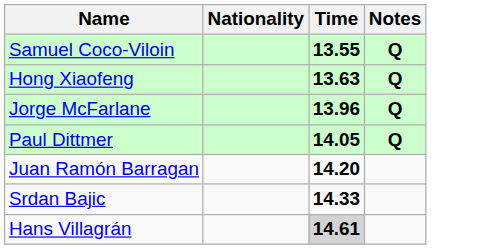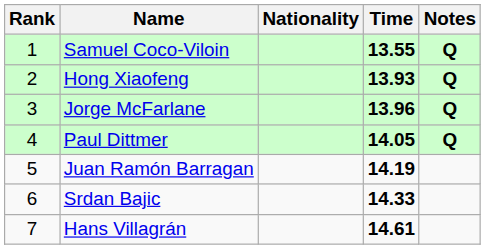+ column: (32, 19)
(336, 79) 13.63 -> (391, 79) 13.93
(336, 169) 14.20 -> (391, 169) 14.19
(336, 229) lightgrey background -> (391, 229) no background
